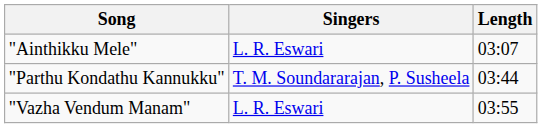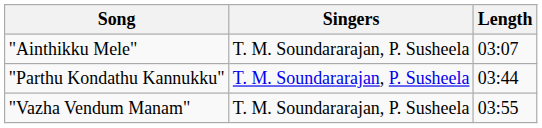(278, 49) L. R. Eswari -> (351, 49) T. M. Soundararajan, P. Susheela
(278, 108) L. R. Eswari -> (351, 108) T. M. Soundararajan, P. Susheela
